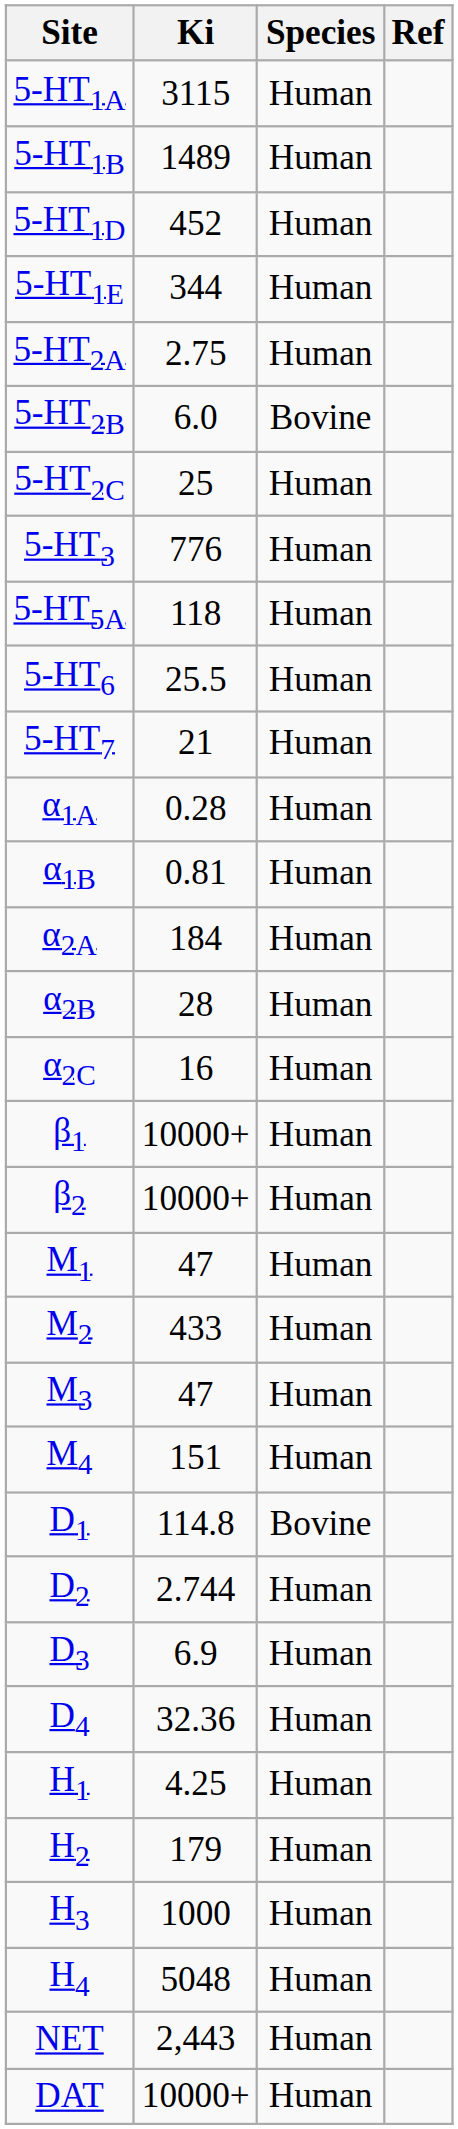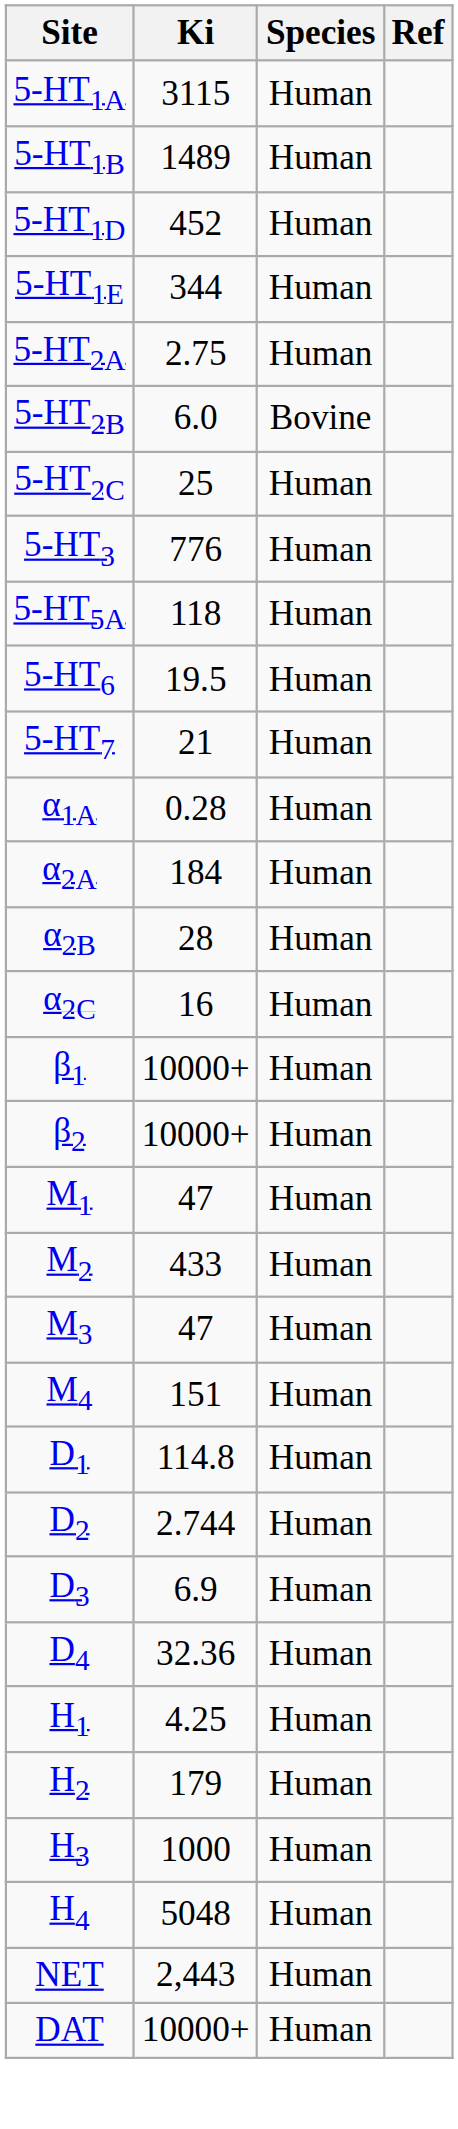(196, 678) 25.5 -> (196, 678) 19.5
- row: (70, 873)
(321, 1523) Bovine -> (321, 1458) Human
